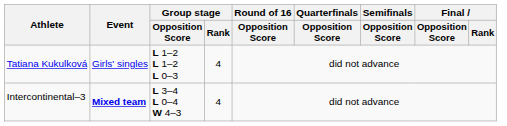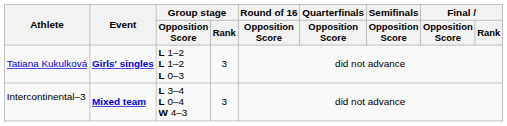(120, 64) normal -> (123, 64) bold
(218, 64) 4 -> (224, 64) 3
(218, 102) 4 -> (224, 102) 3
